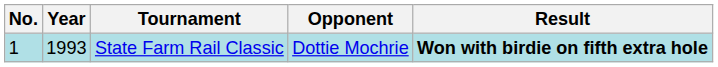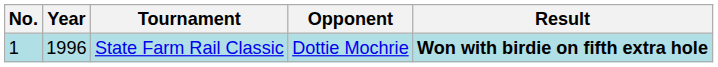(66, 48) 1993 -> (66, 48) 1996
